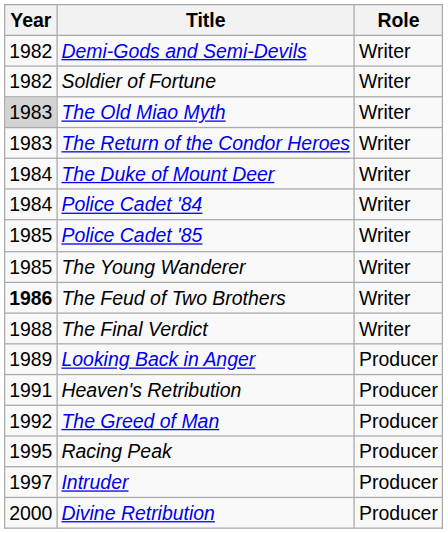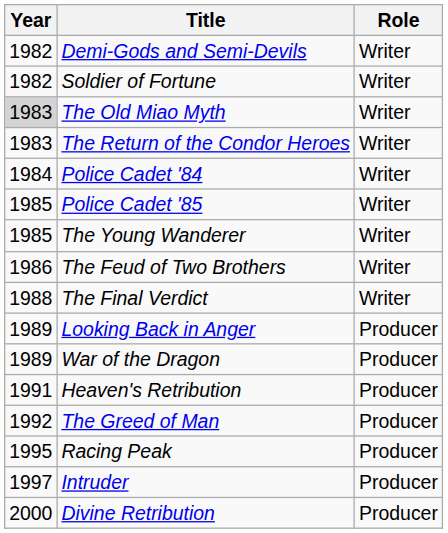- row: (168, 174)
(31, 297) bold -> (31, 267) normal
+ row: (141, 359)
